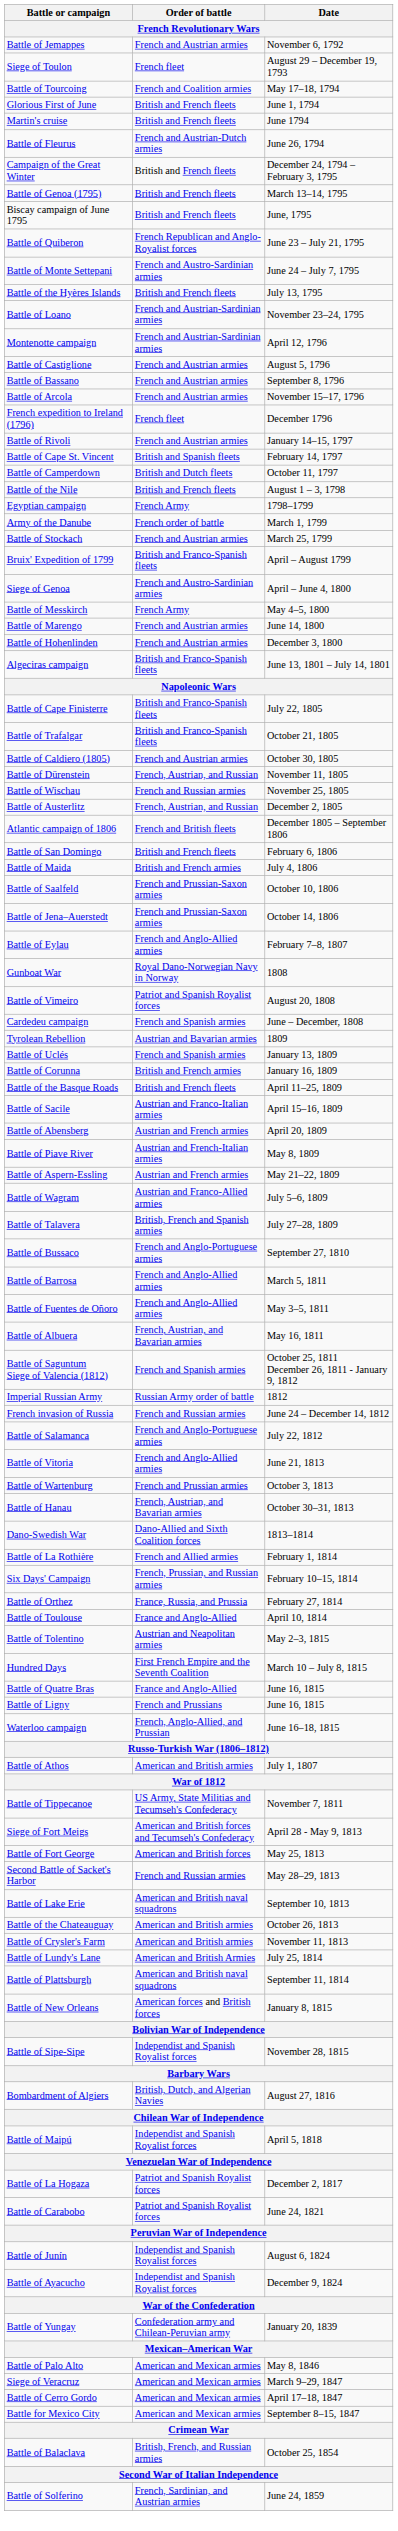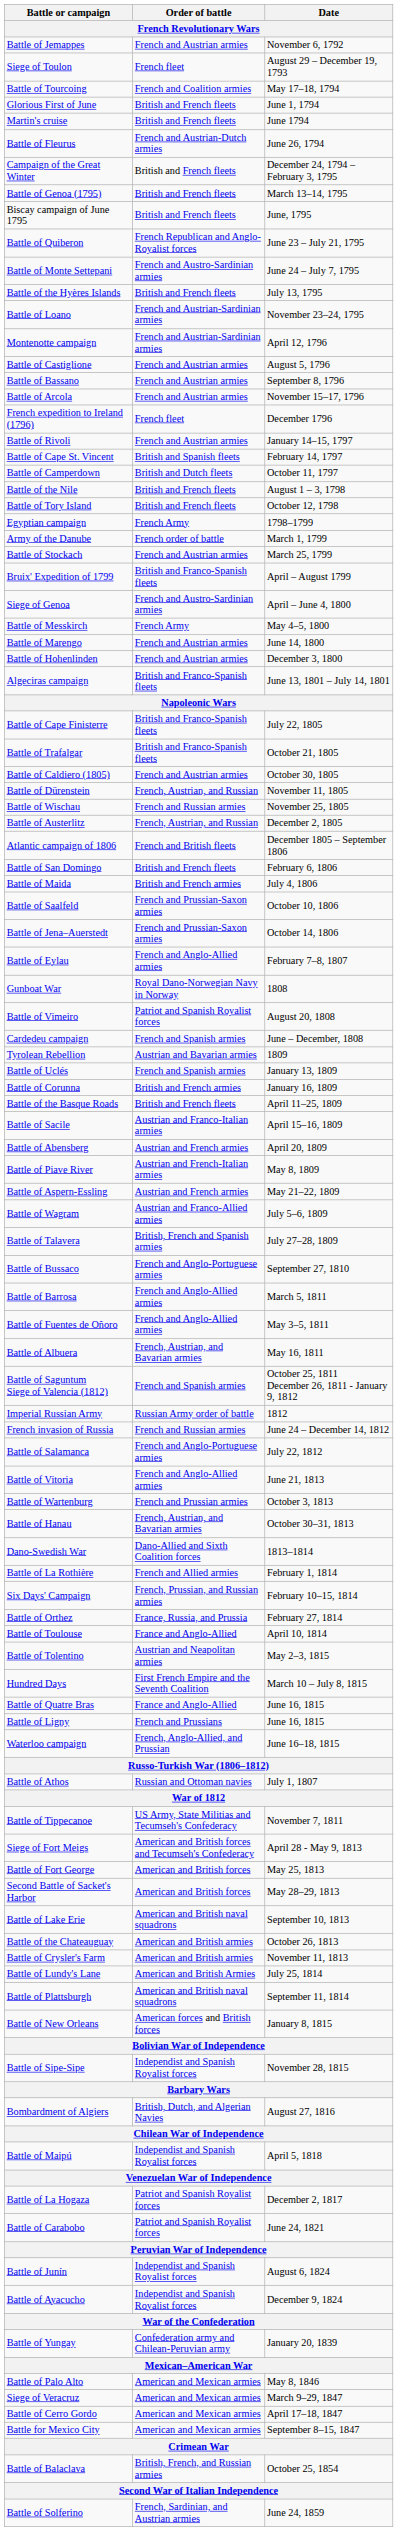+ row: (49, 506)
(194, 1765) American and British armies -> (193, 1782) Russian and Ottoman navies
(190, 1875) French and Russian armies -> (193, 1892) American and British forces
